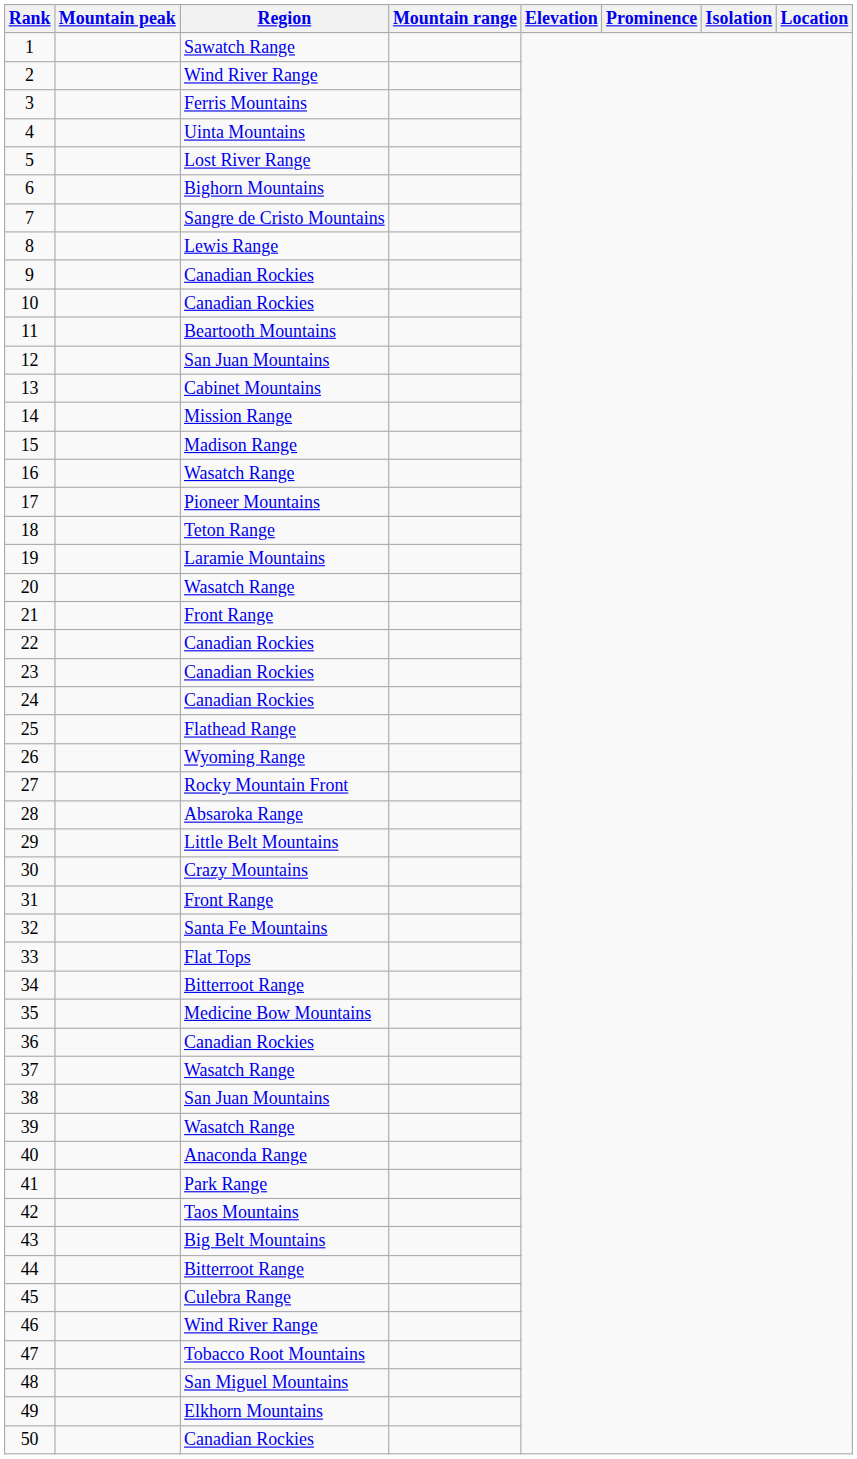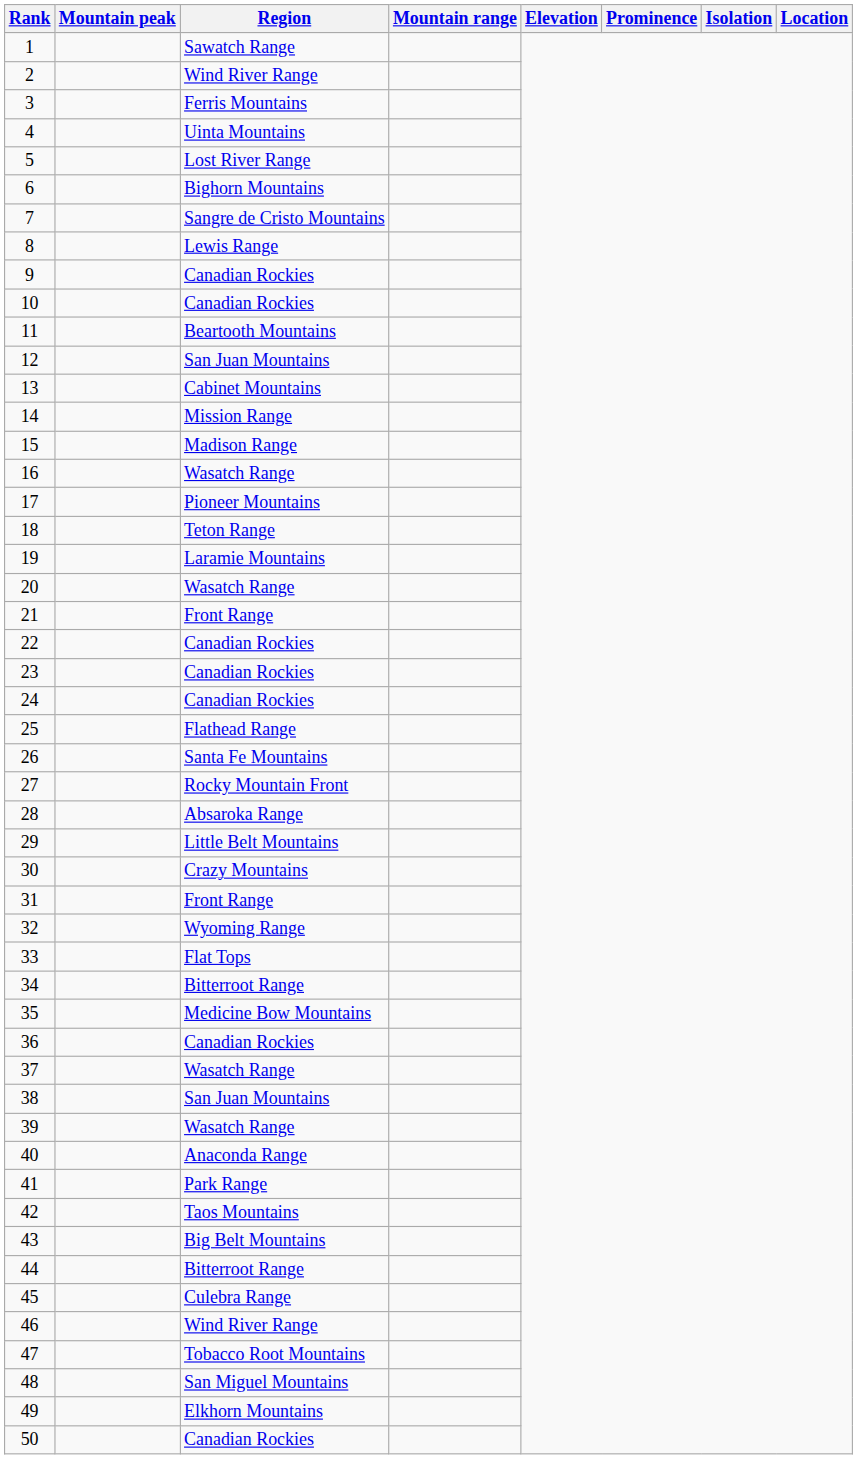(244, 757) Wyoming Range -> (256, 757) Santa Fe Mountains
(256, 928) Santa Fe Mountains -> (244, 928) Wyoming Range
